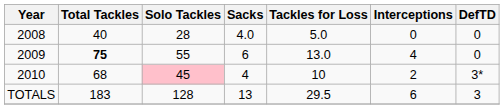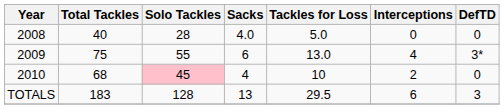(100, 55) bold -> (100, 55) normal
(477, 55) 0 -> (477, 55) 3*
(477, 75) 3* -> (477, 75) 0
